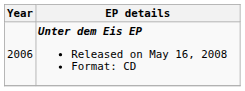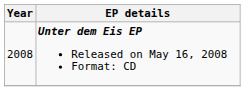(20, 54) 2006 -> (20, 54) 2008
